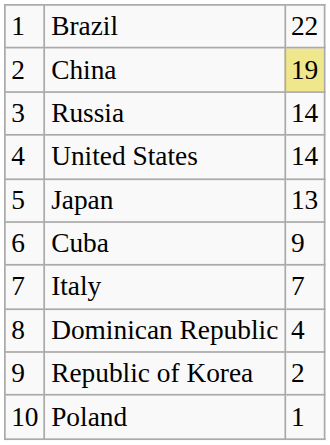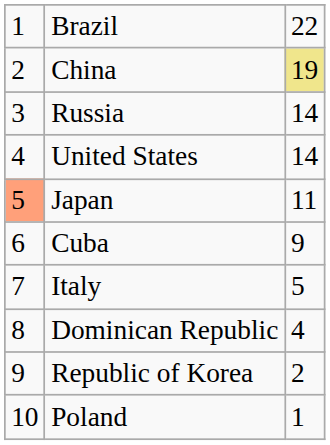(18, 199) no background -> (18, 199) lightsalmon background
(305, 199) 13 -> (304, 199) 11
(298, 286) 7 -> (298, 286) 5
